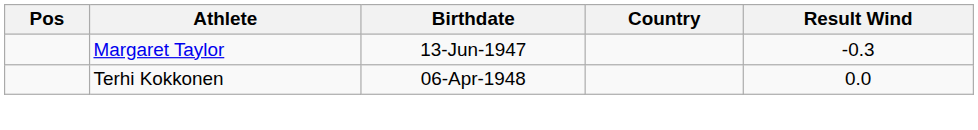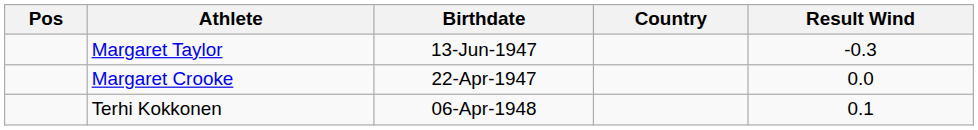+ row: (162, 79)
(858, 79) 0.0 -> (861, 109) 0.1
